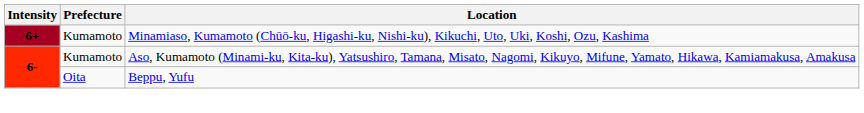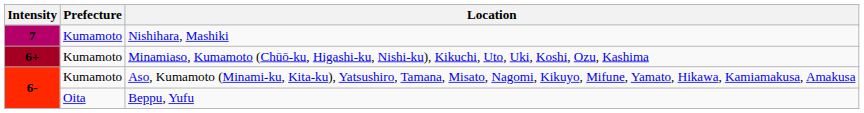+ row: (178, 35)
